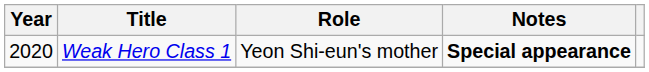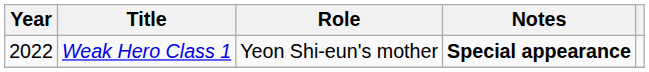(31, 51) 2020 -> (31, 51) 2022
